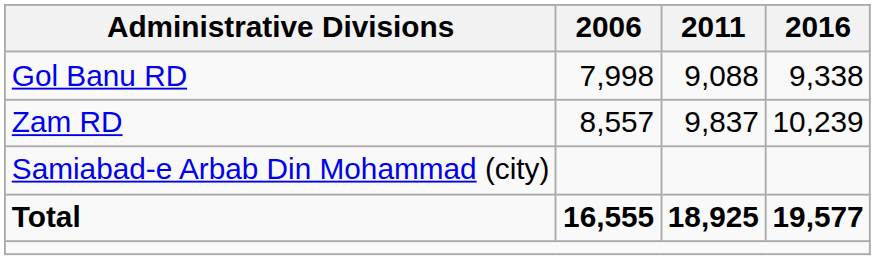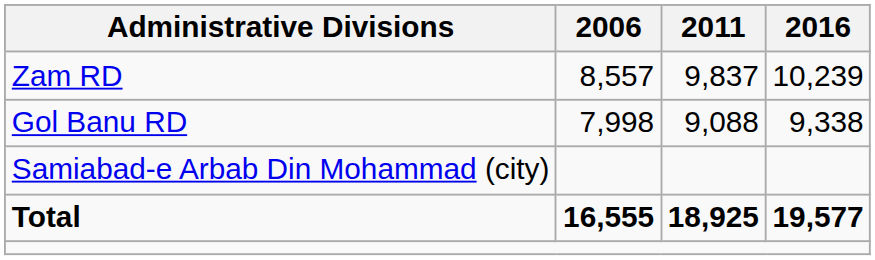rows swapped: (99, 75) <-> (67, 122)
